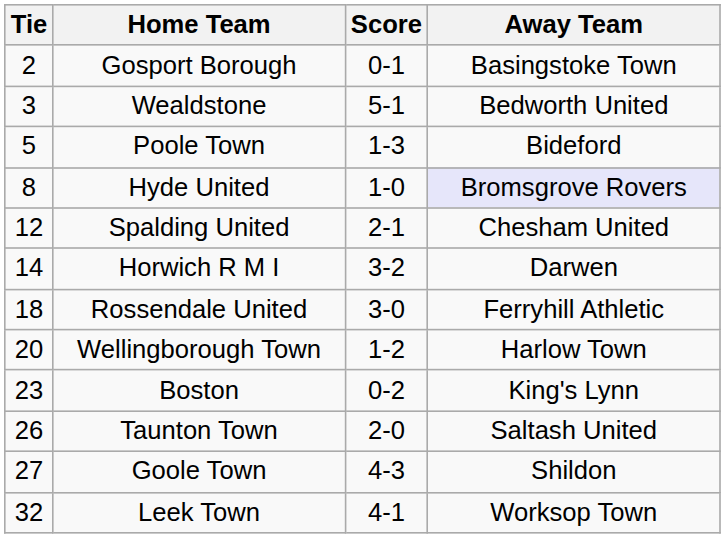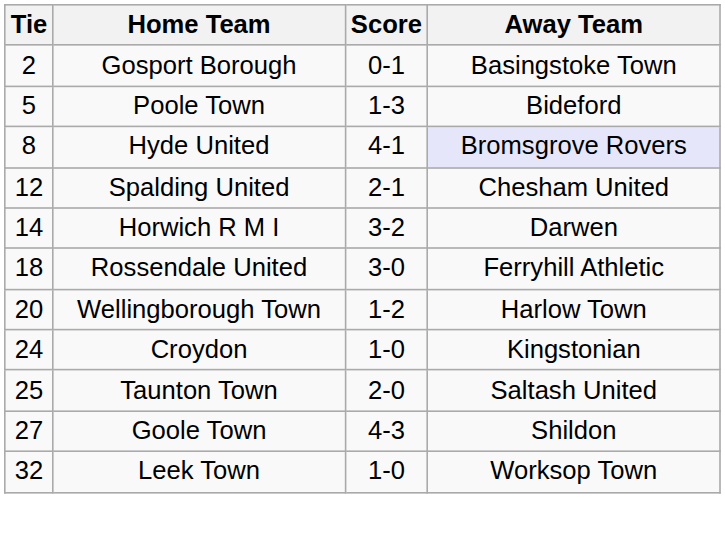- row: (199, 106)
(386, 187) 1-0 -> (386, 146) 4-1
- row: (199, 390)
+ row: (199, 349)
(29, 430) 26 -> (29, 390) 25
(386, 512) 4-1 -> (386, 471) 1-0
